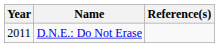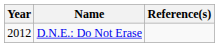(19, 33) 2011 -> (19, 33) 2012
